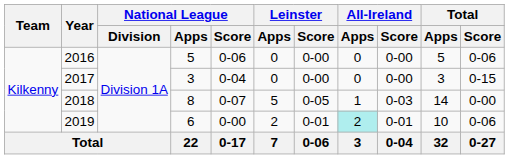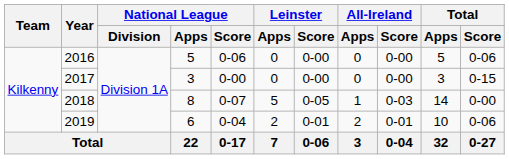(233, 79) 0-04 -> (233, 79) 0-00
(233, 121) 0-00 -> (233, 121) 0-04
(358, 121) paleturquoise background -> (358, 121) no background
